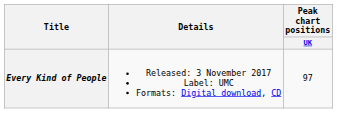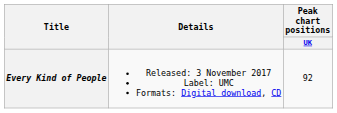(308, 78) 97 -> (308, 78) 92
